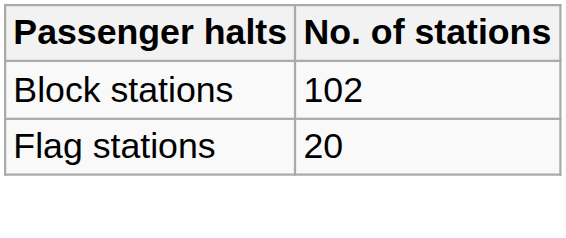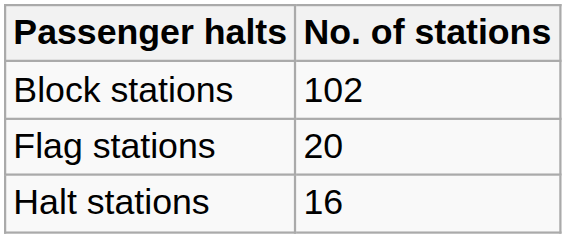+ row: (112, 202)
